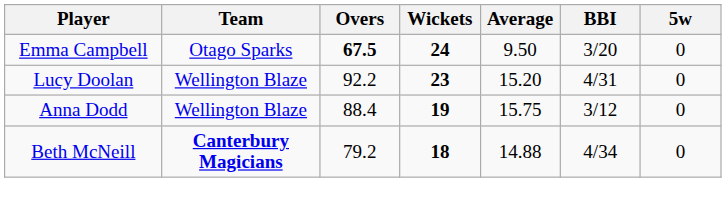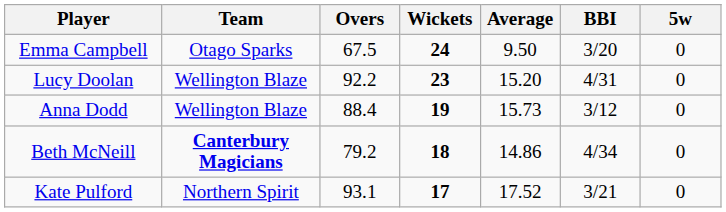(360, 49) bold -> (360, 49) normal
(520, 110) 15.75 -> (520, 110) 15.73
(520, 151) 14.88 -> (520, 151) 14.86
+ row: (83, 191)
